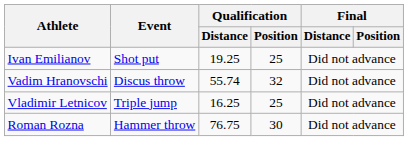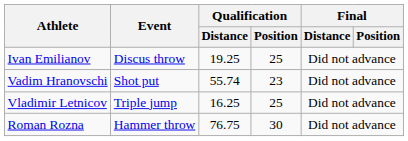(136, 58) Shot put -> (149, 58) Discus throw
(149, 81) Discus throw -> (136, 81) Shot put
(276, 81) 32 -> (276, 81) 23
